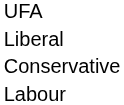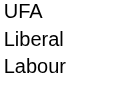- row: (62, 66)
